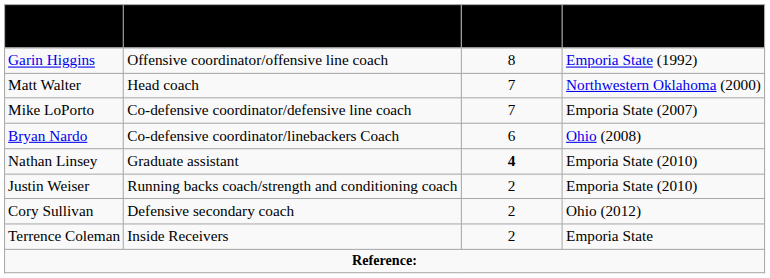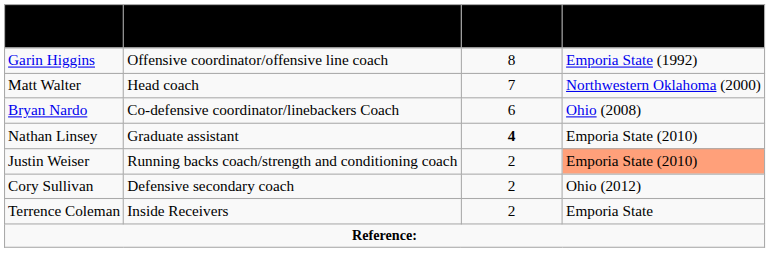- row: (51, 111)
(632, 186) no background -> (632, 161) lightsalmon background
